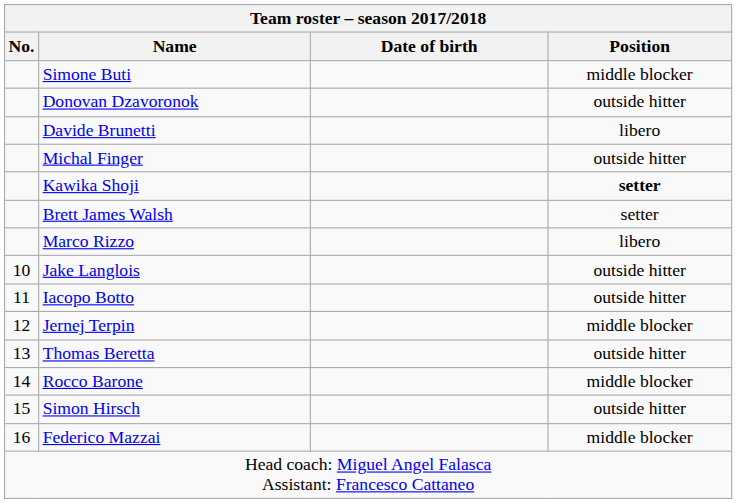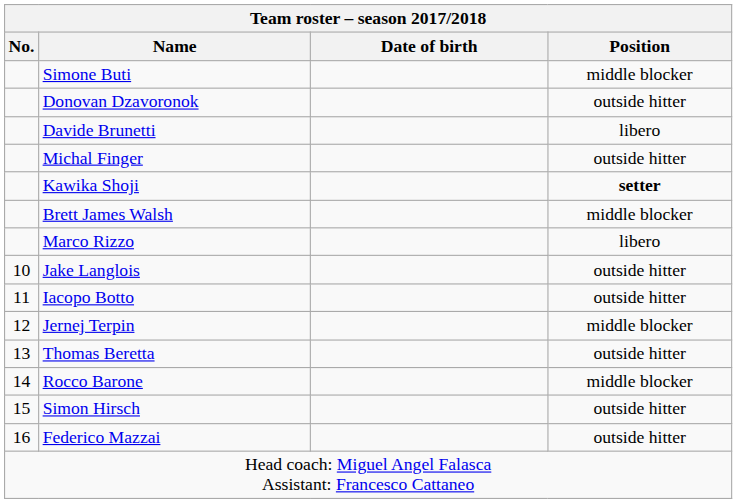(640, 213) setter -> (640, 213) middle blocker
(640, 437) middle blocker -> (640, 437) outside hitter
